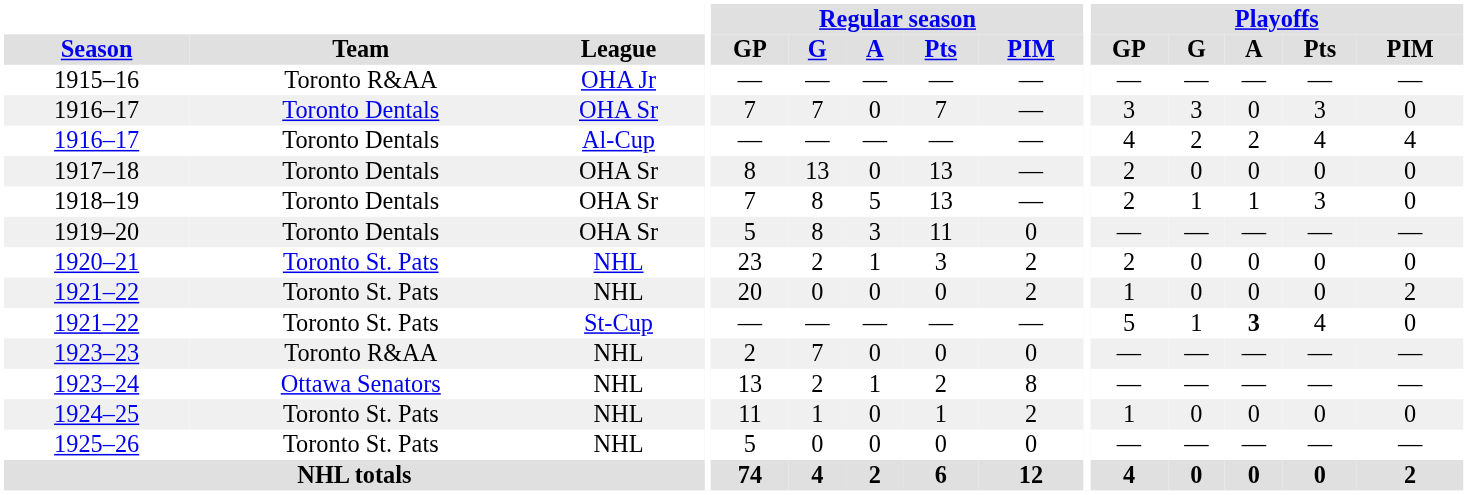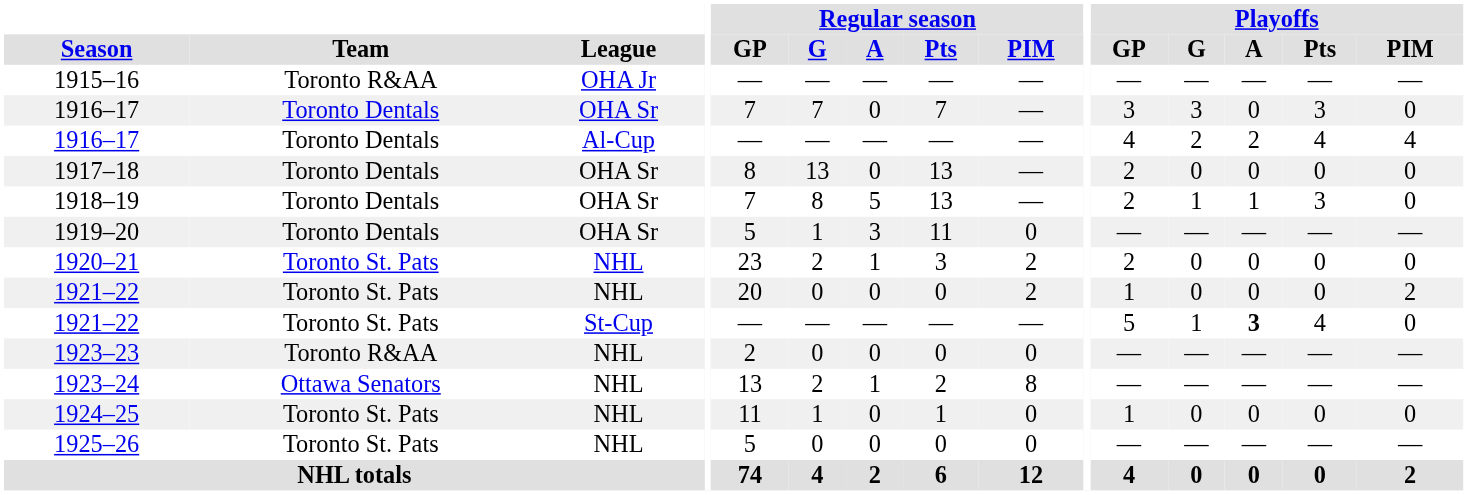(817, 231) 8 -> (817, 231) 1
(817, 353) 7 -> (817, 353) 0
(1031, 414) 2 -> (1031, 414) 0
